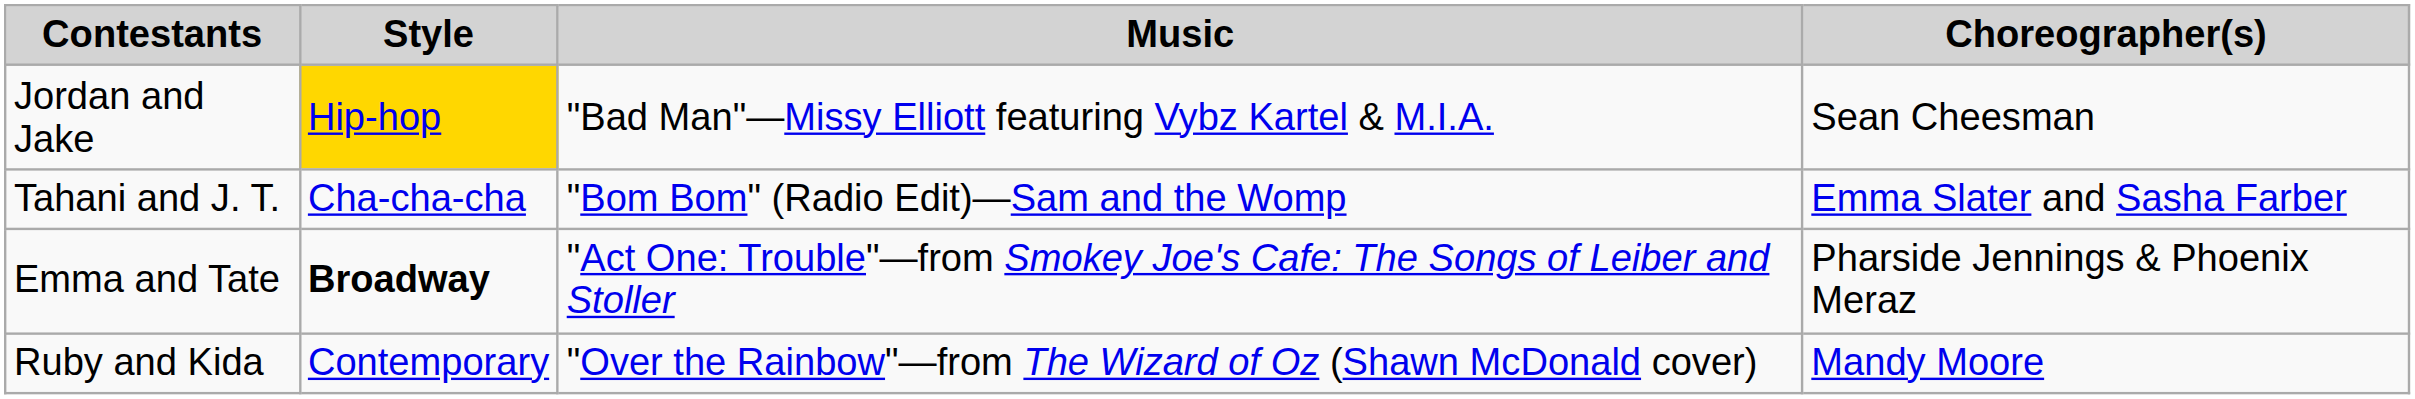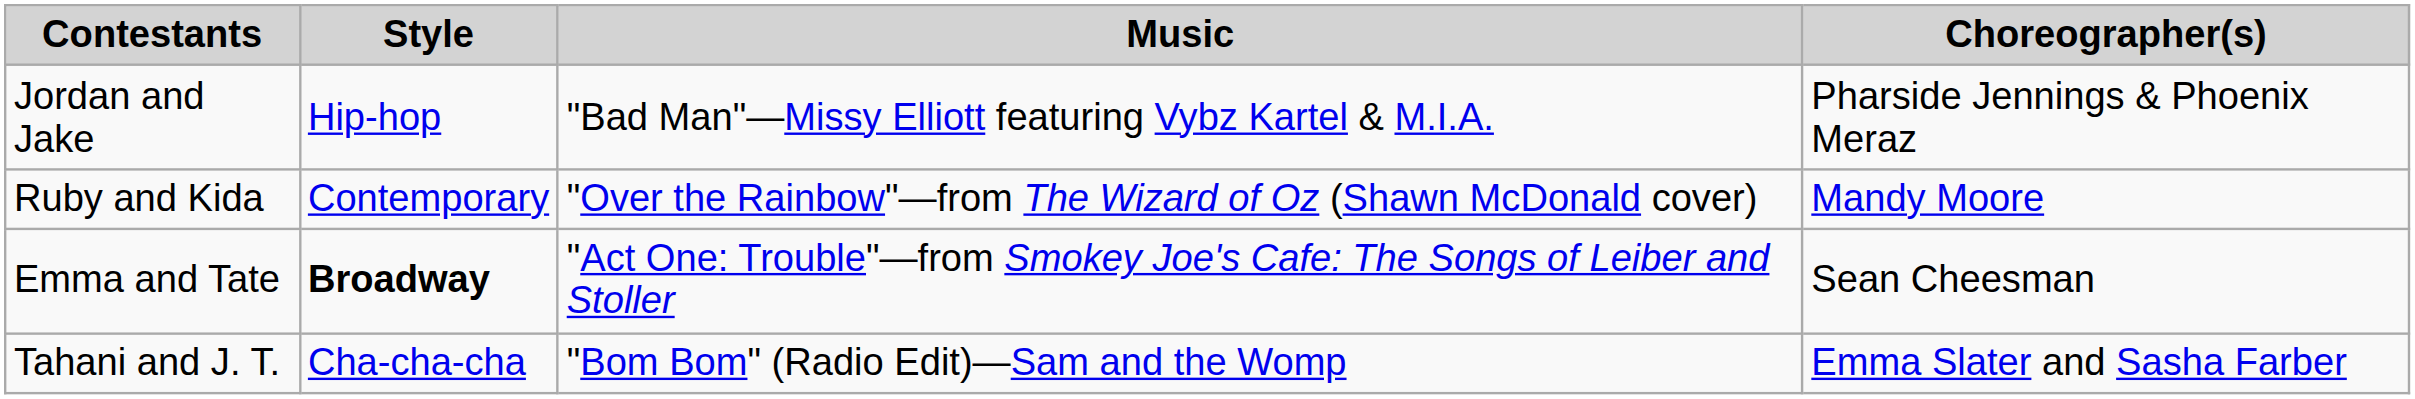(375, 116) gold background -> (375, 116) no background
(1953, 116) Sean Cheesman -> (2060, 116) Pharside Jennings & Phoenix Meraz
rows swapped: (147, 198) <-> (139, 361)
(2060, 280) Pharside Jennings & Phoenix Meraz -> (1953, 280) Sean Cheesman
